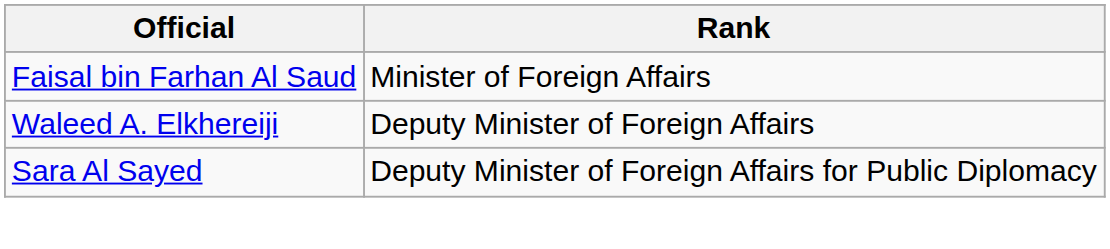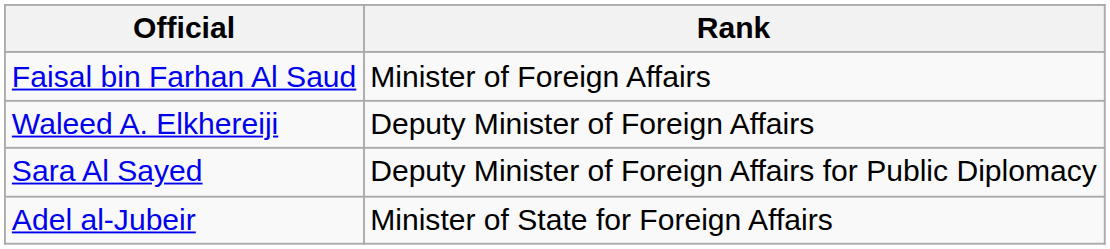+ row: (104, 219)
